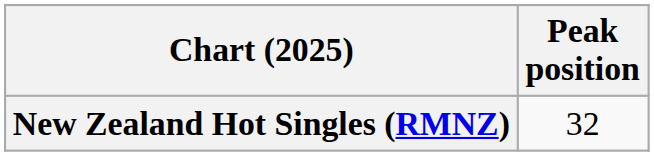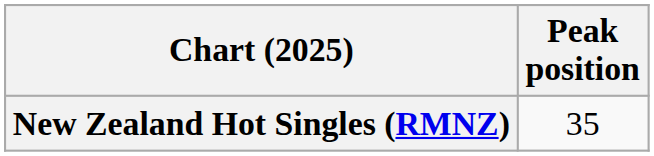(583, 122) 32 -> (583, 122) 35
